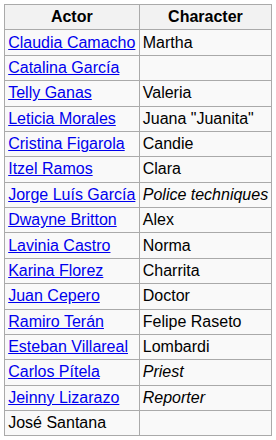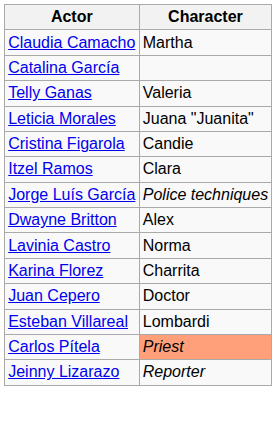- row: (56, 321)
(163, 372) no background -> (163, 347) lightsalmon background
- row: (57, 423)
